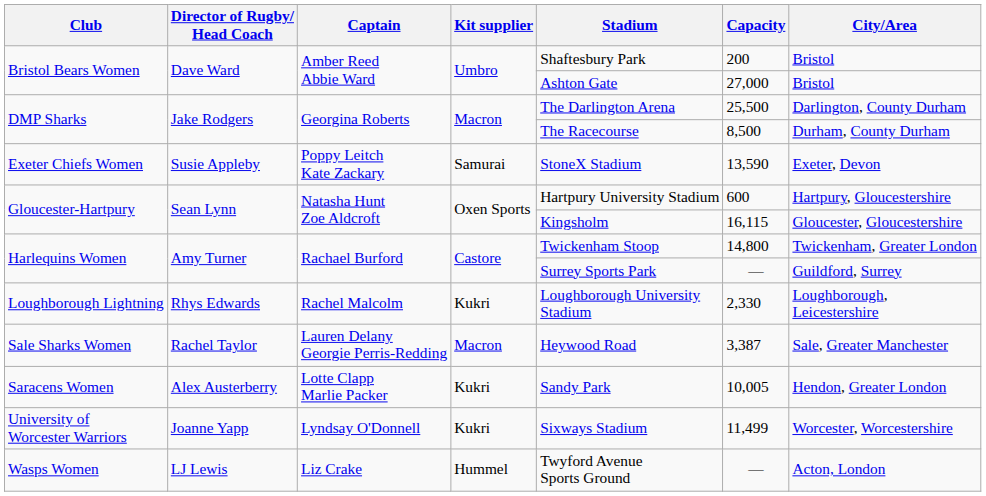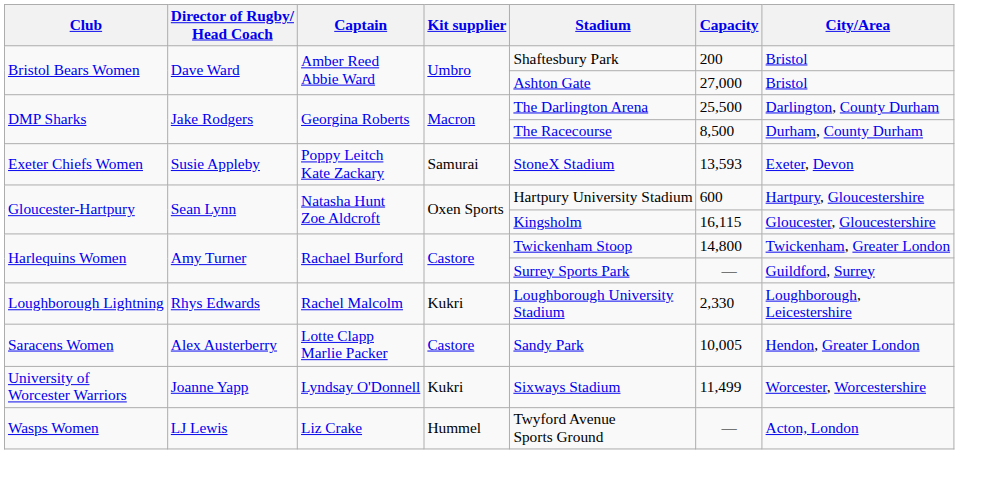(748, 164) 13,590 -> (721, 164) 13,593
- row: (70, 345)
(472, 386) Kukri -> (451, 345) Castore
